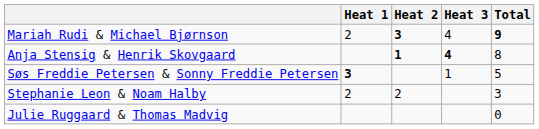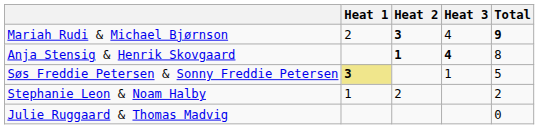(348, 74) no background -> (348, 74) khaki background
(348, 94) 2 -> (348, 94) 1
(498, 94) 3 -> (498, 94) 2
